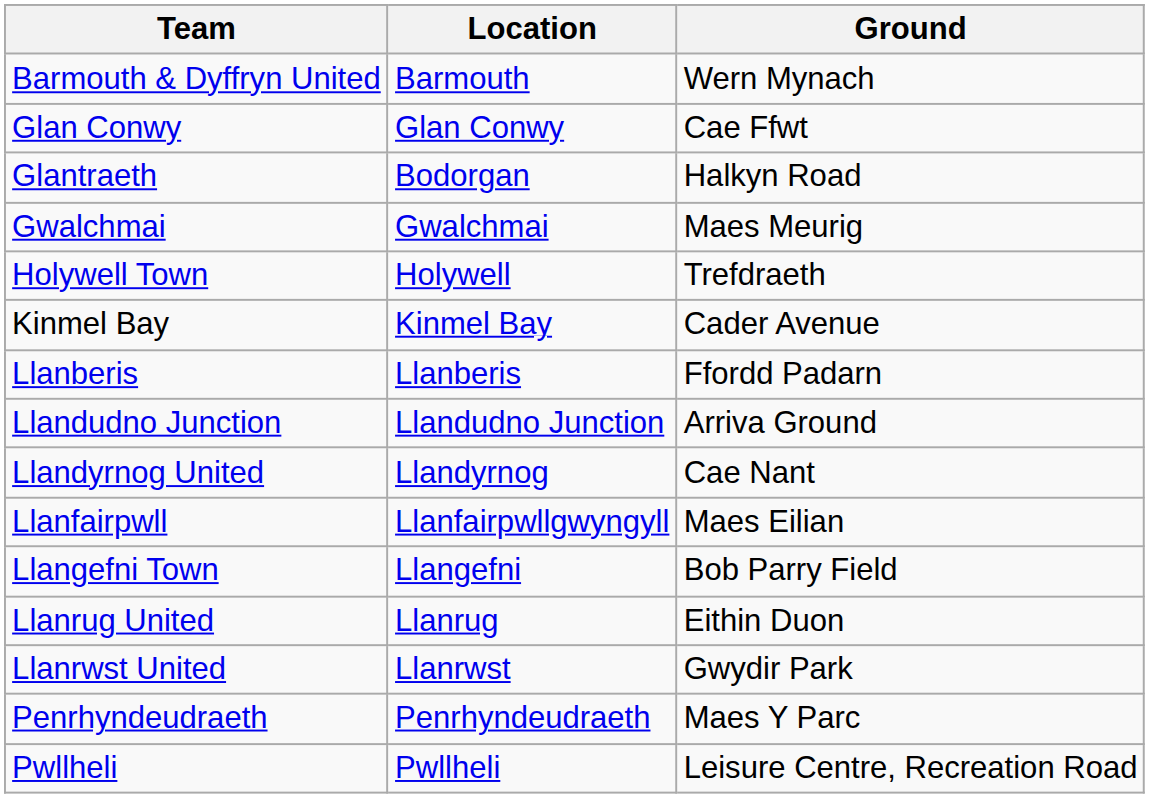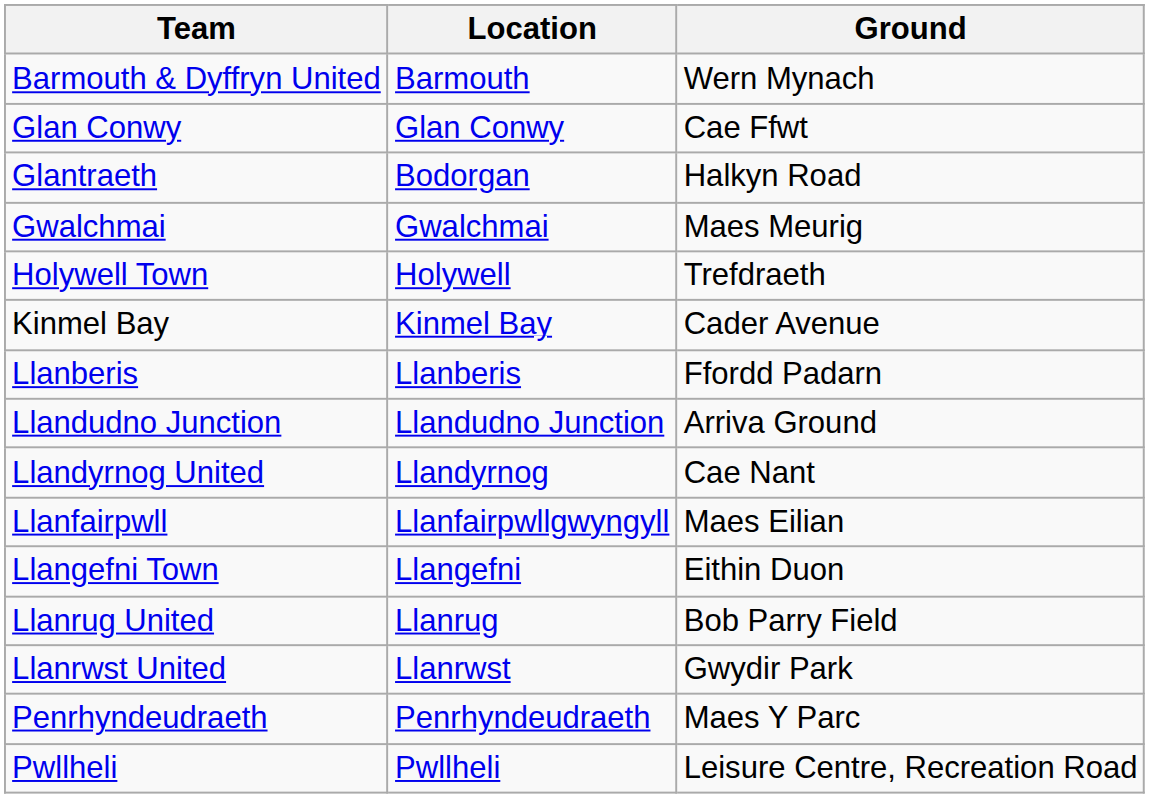(791, 570) Bob Parry Field -> (764, 570) Eithin Duon
(764, 619) Eithin Duon -> (791, 619) Bob Parry Field
